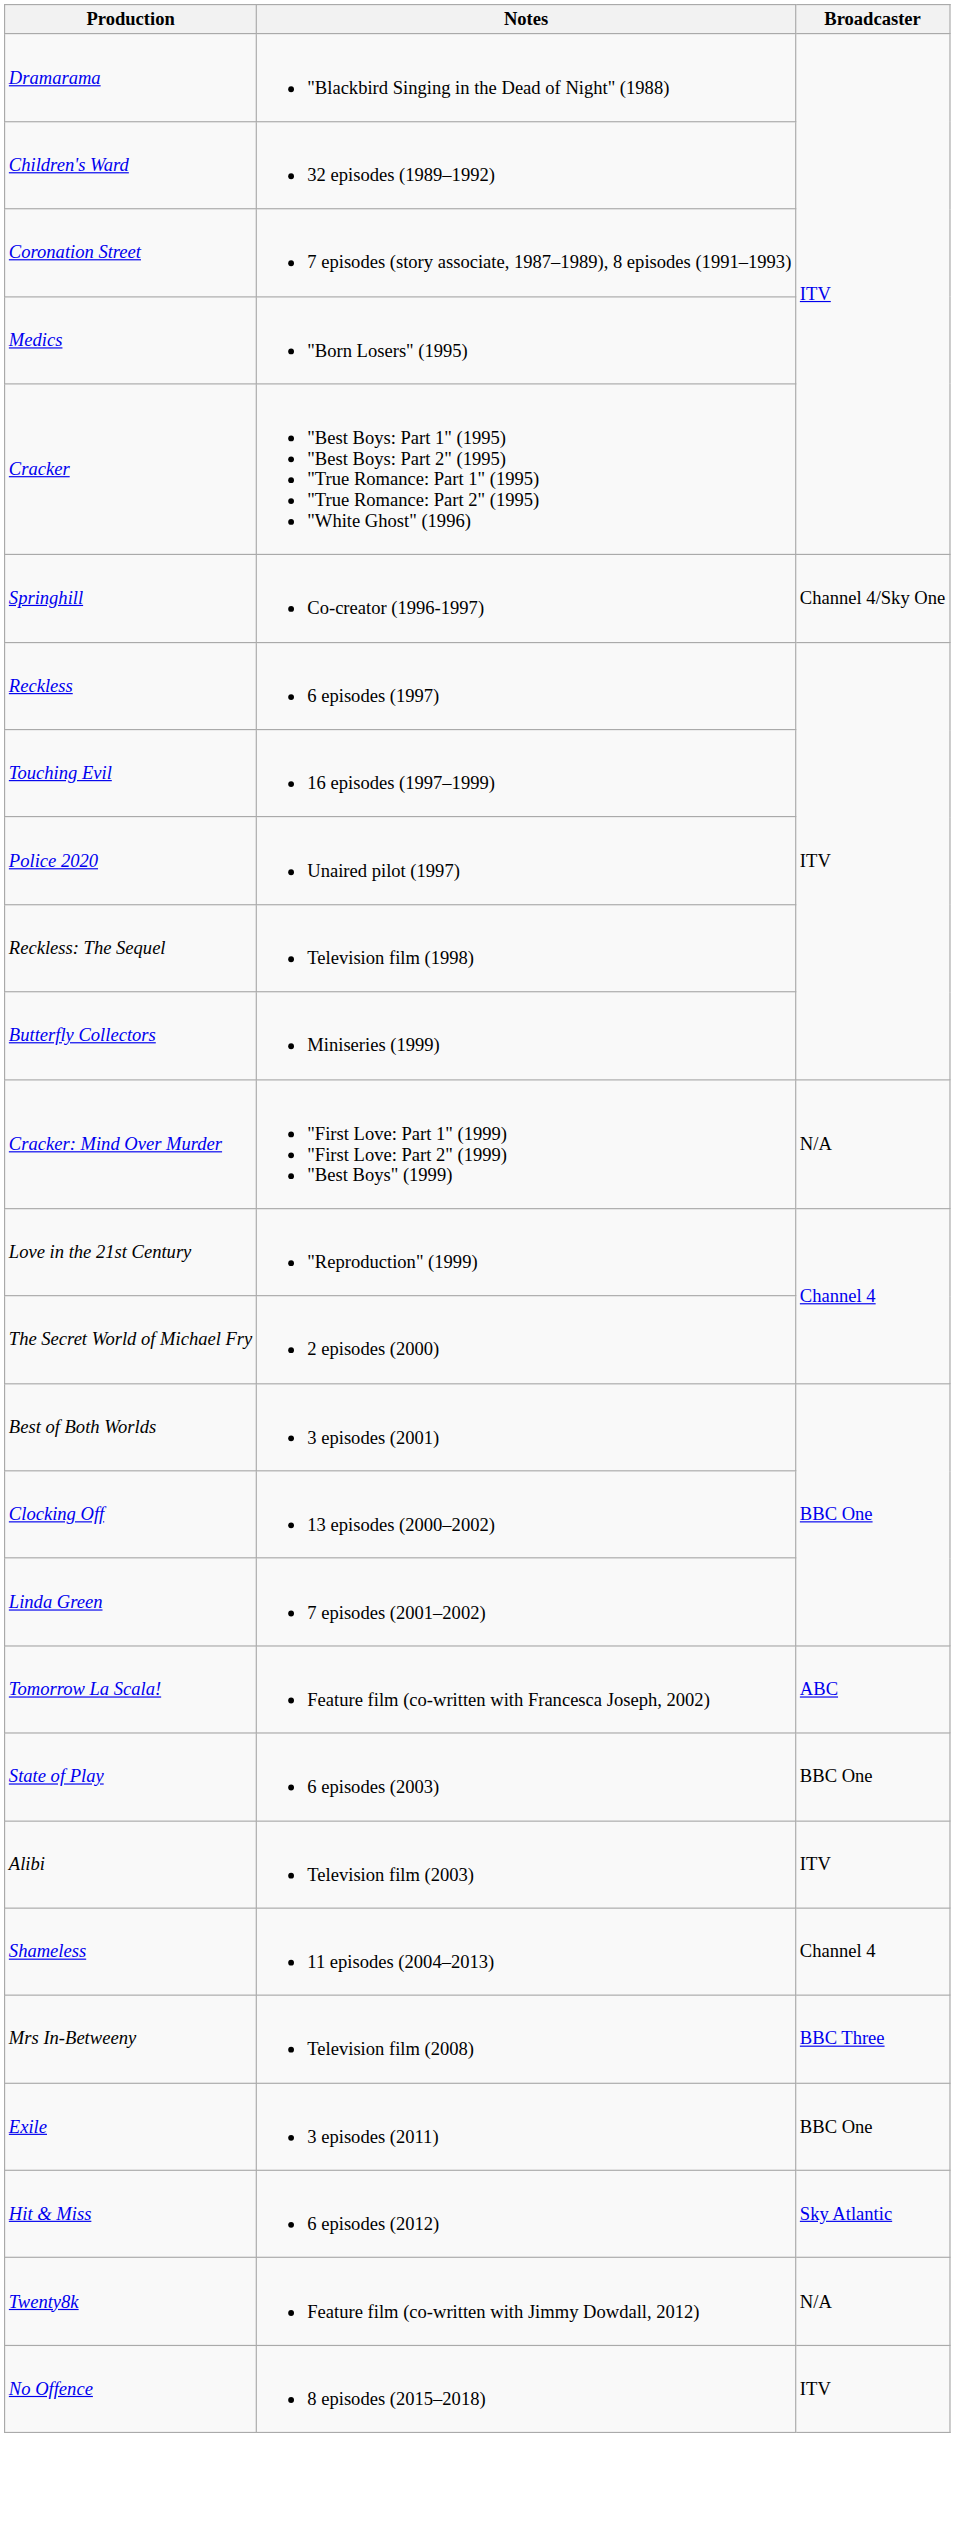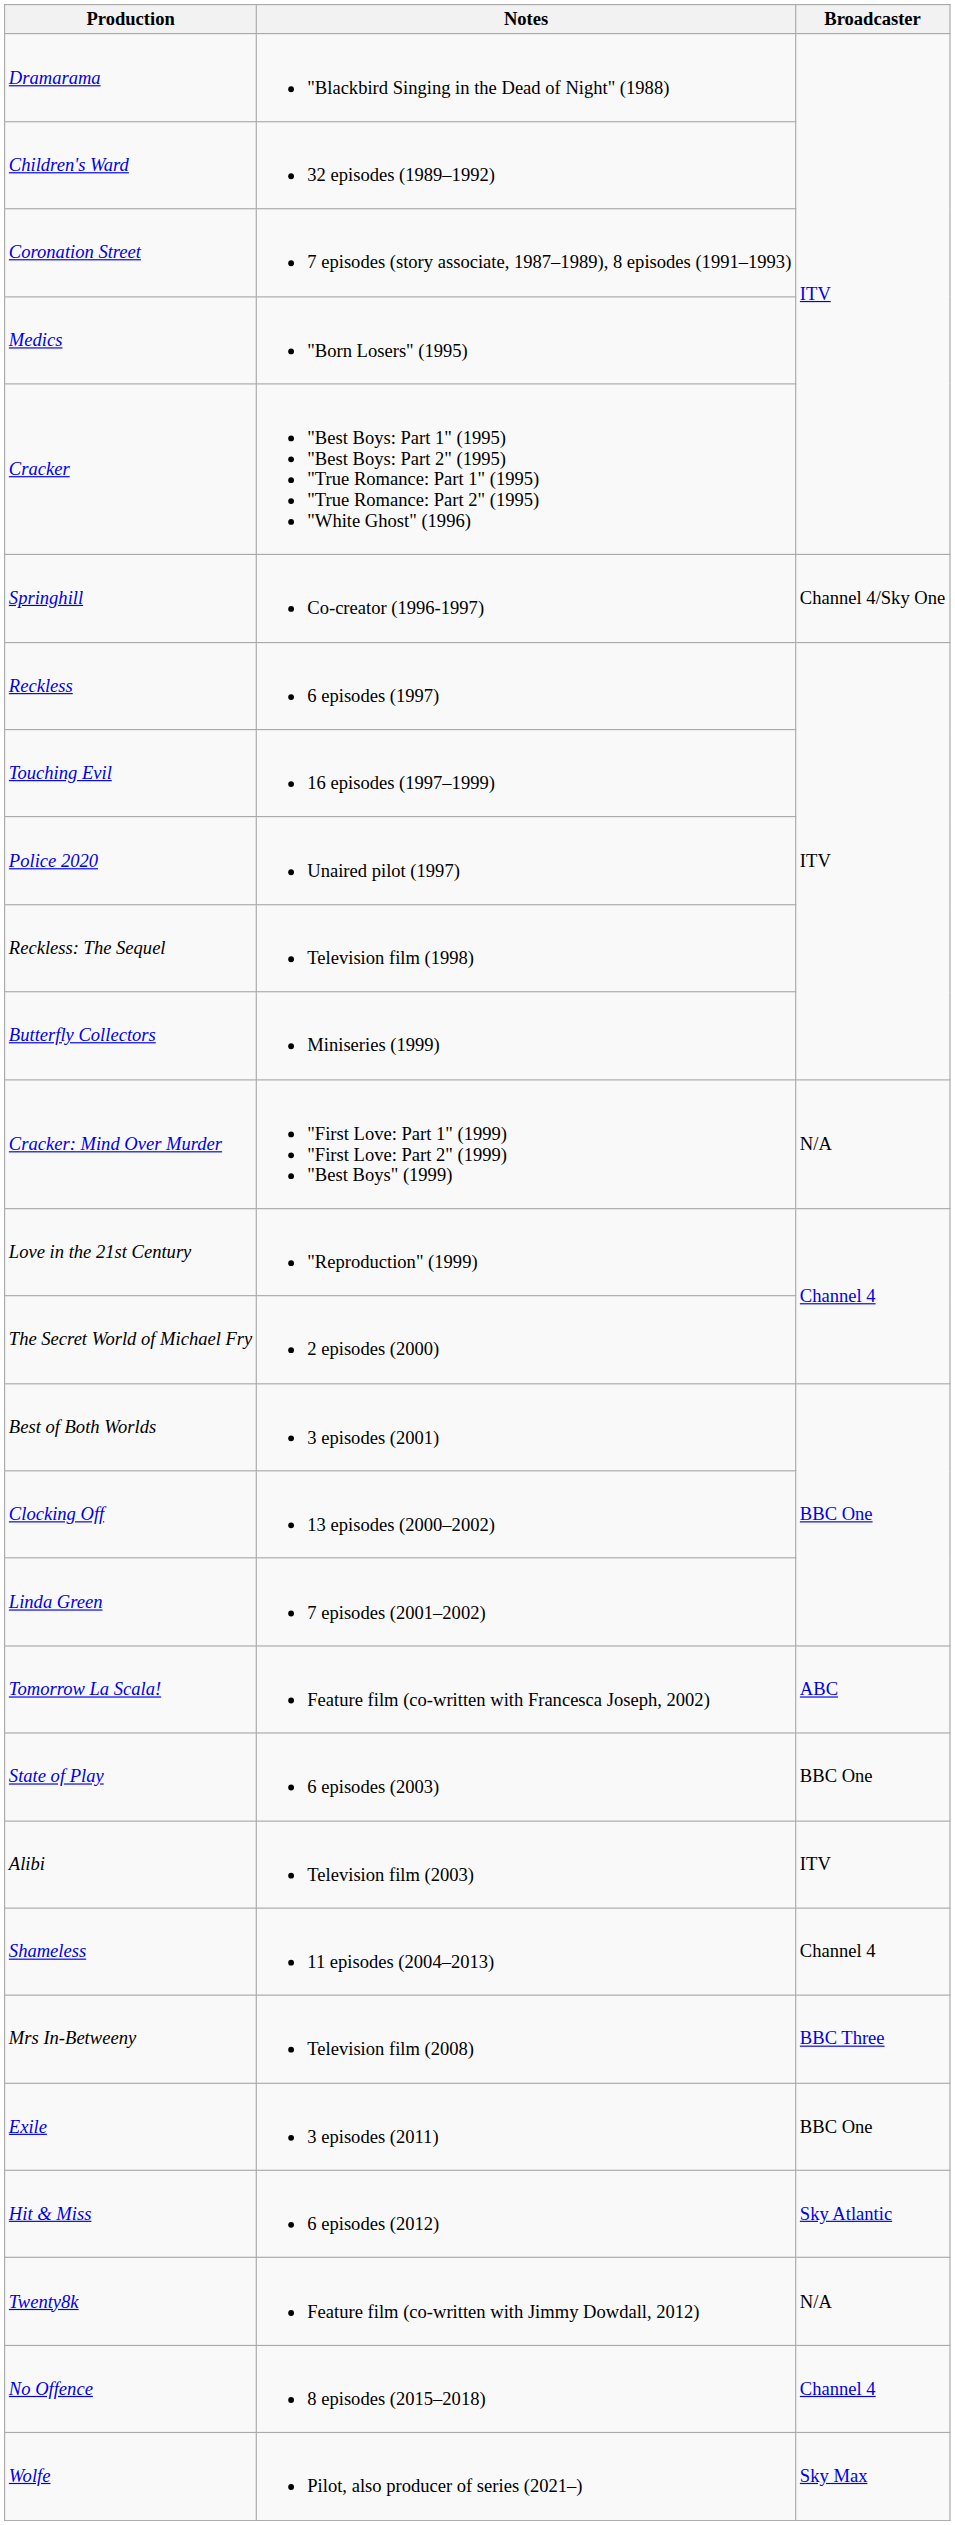(815, 2388) ITV -> (838, 2388) Channel 4
+ row: (30, 2476)
